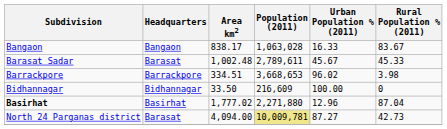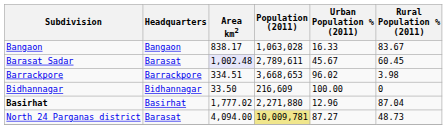(232, 61) no background -> (232, 61) lavender background
(391, 61) 45.33 -> (391, 61) 60.45
(391, 117) 42.73 -> (391, 117) 48.73
